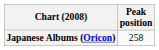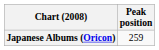(136, 38) 258 -> (136, 38) 259
